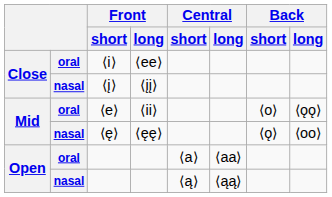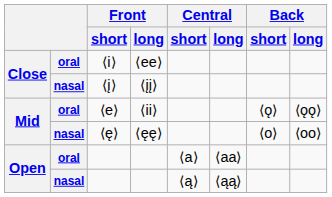(268, 109) ⟨o⟩ -> (268, 109) ⟨ǫ⟩
(268, 133) ⟨ǫ⟩ -> (268, 133) ⟨o⟩
